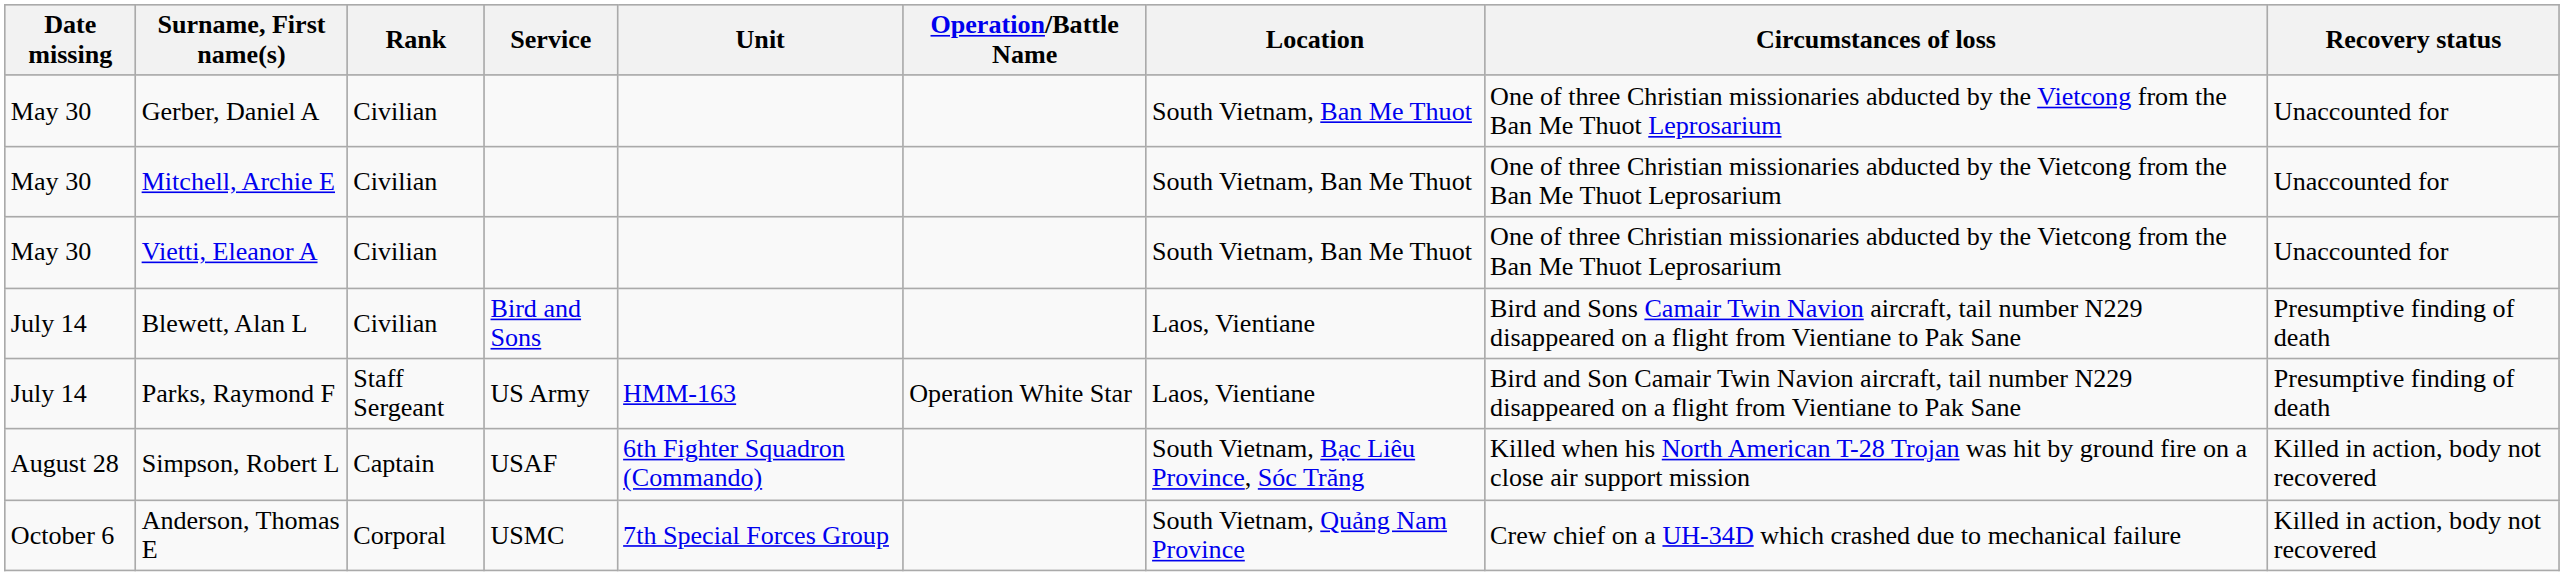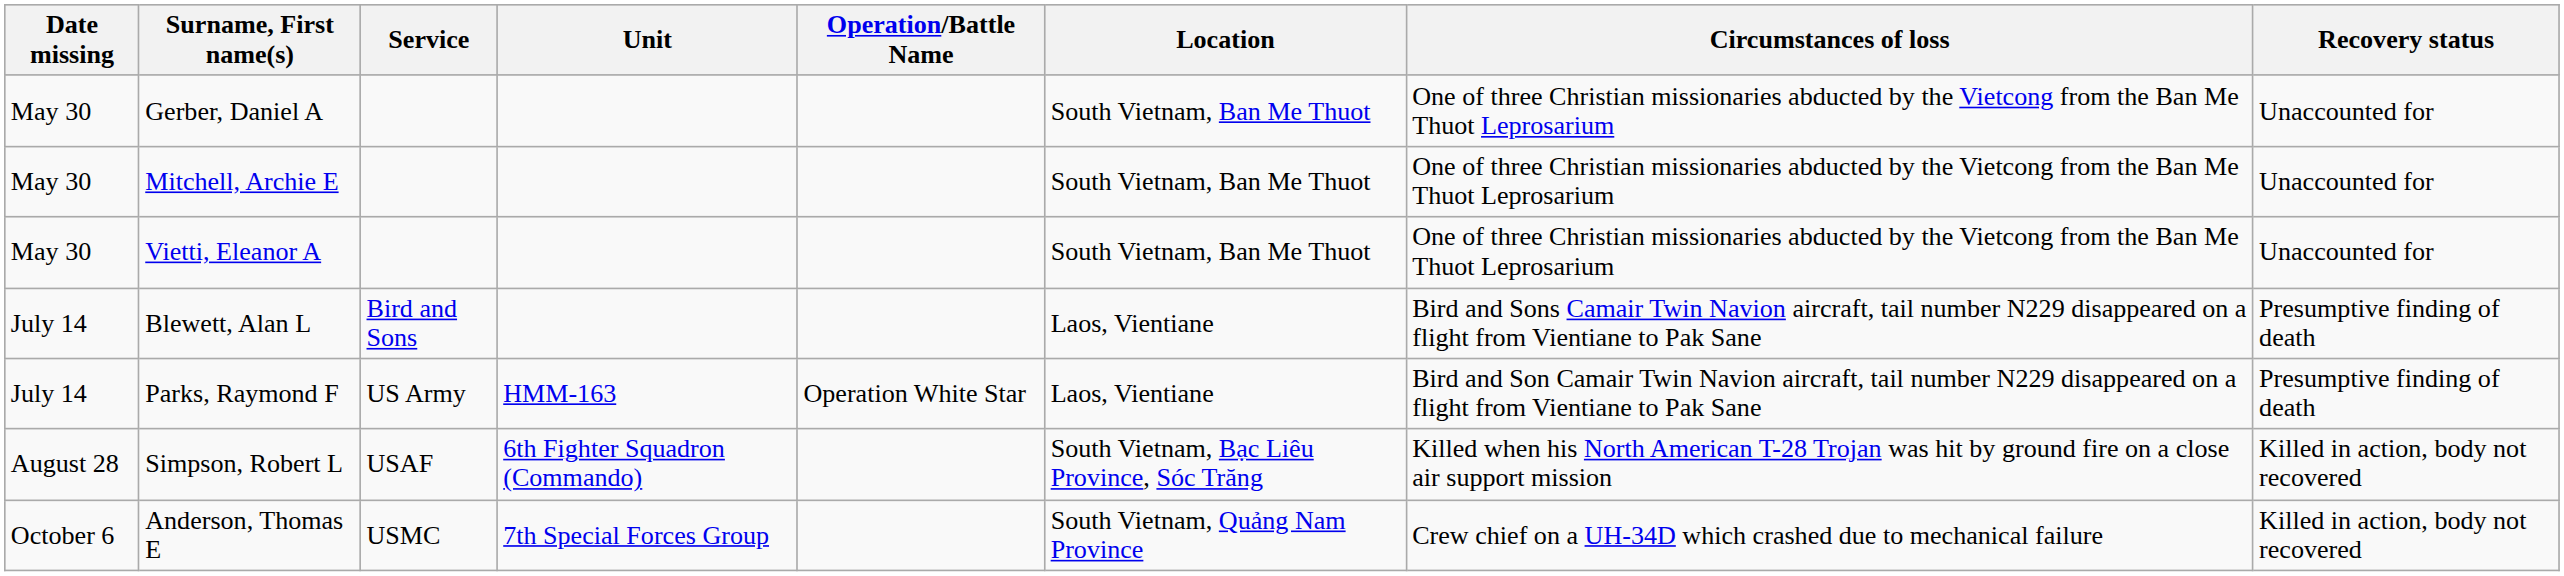- column: (416, 39)
